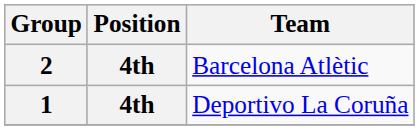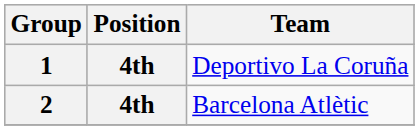rows swapped: (46, 104) <-> (46, 64)
